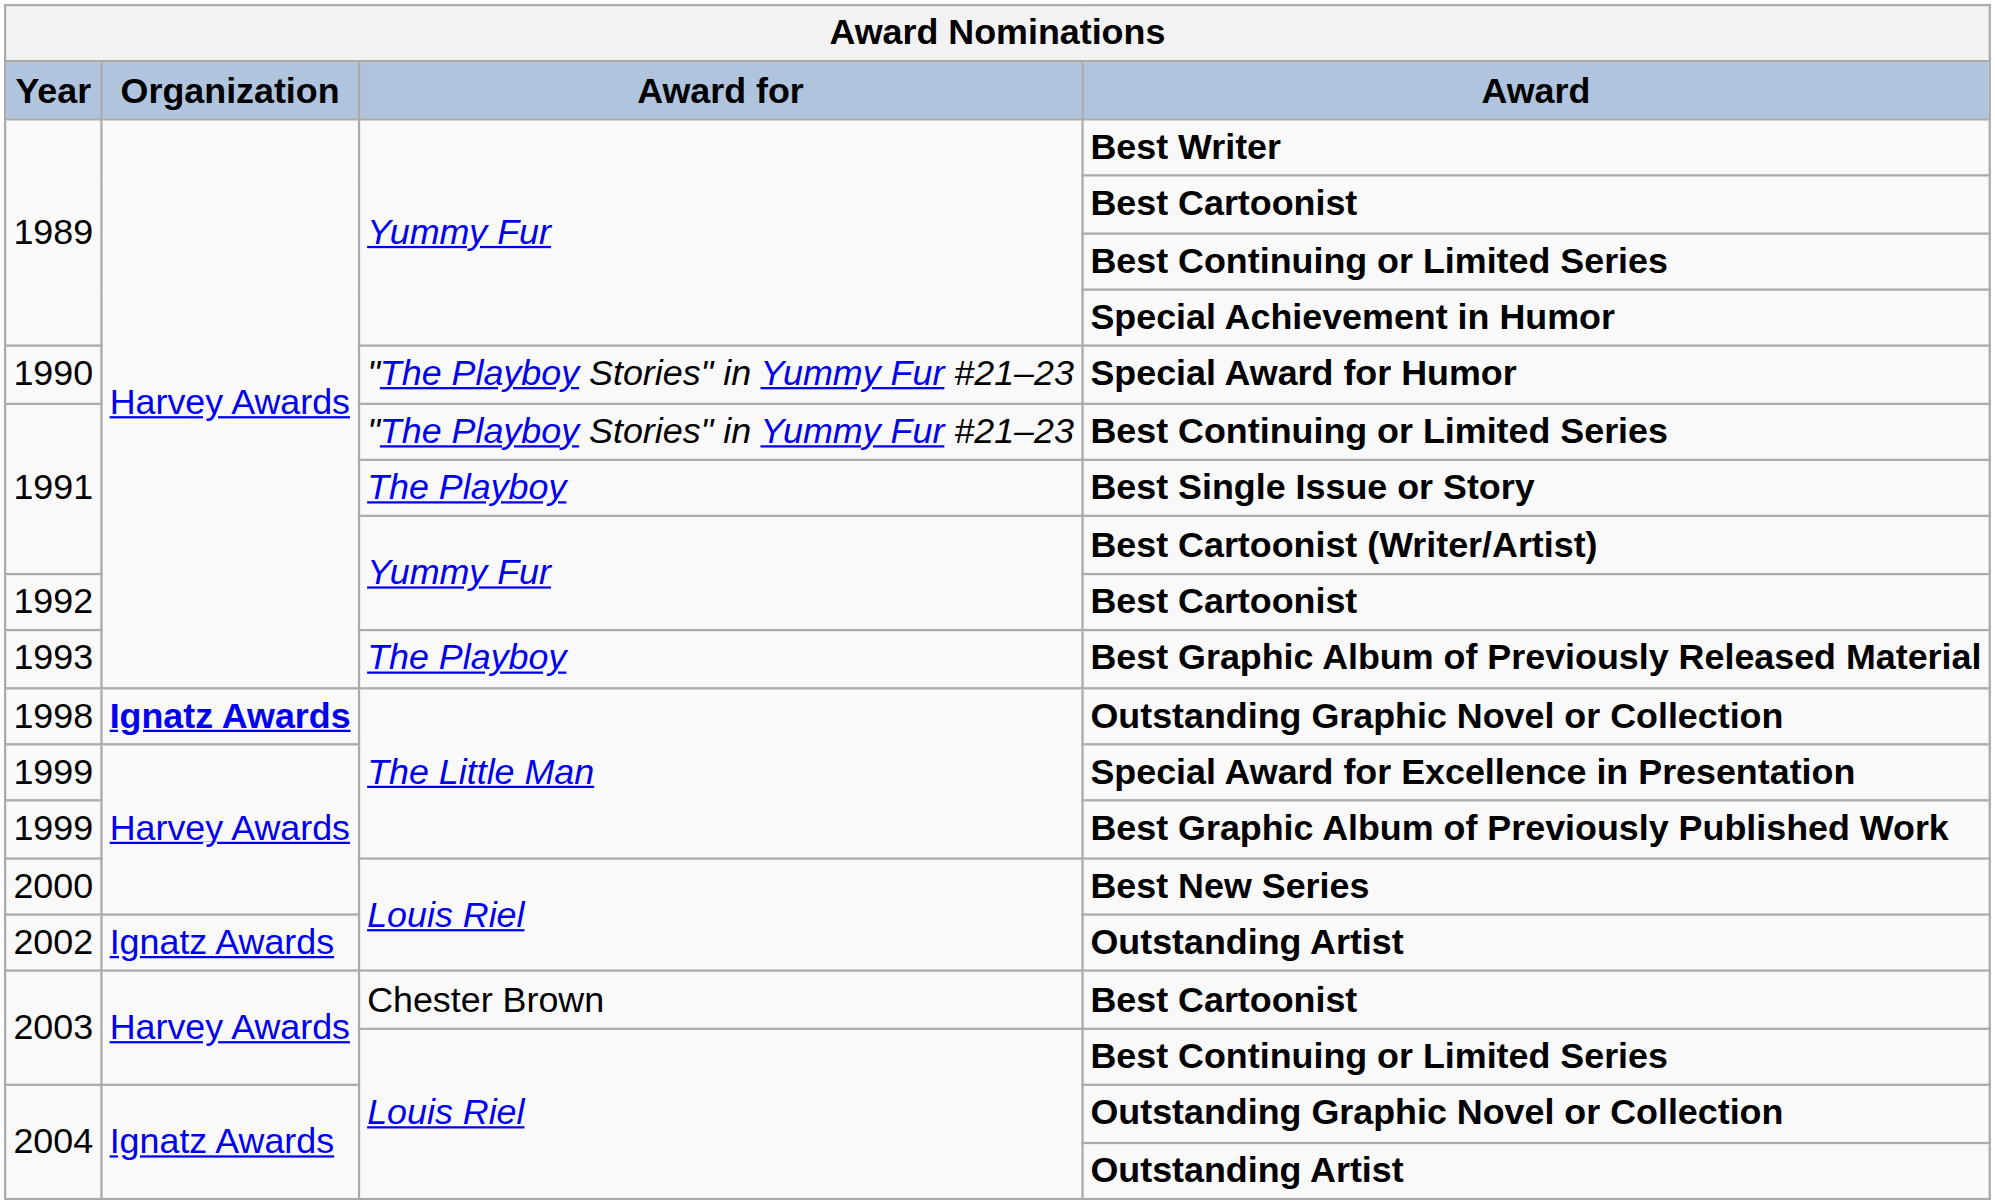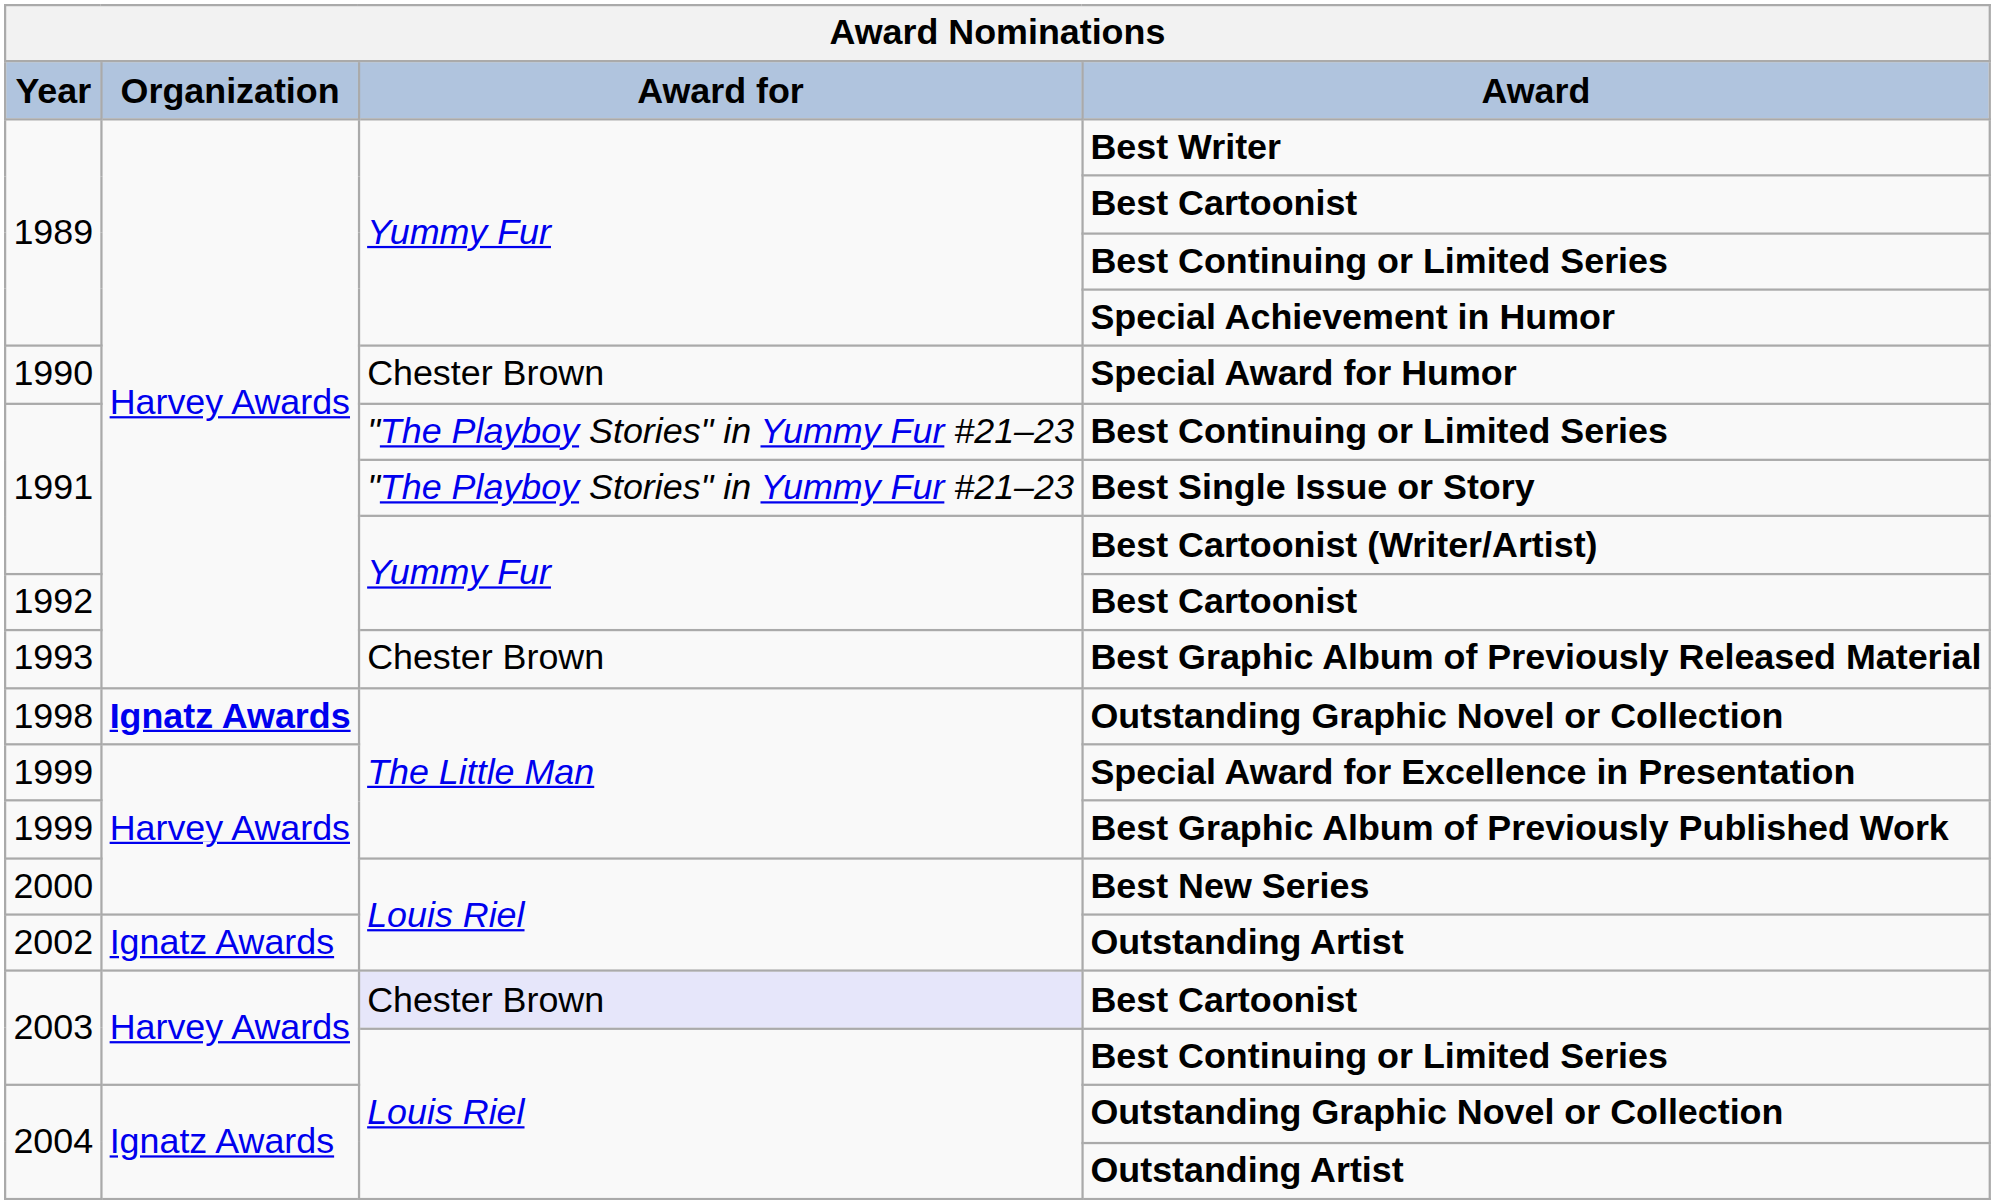(721, 373) "The Playboy Stories" in Yummy Fur #21–23 -> (486, 373) Chester Brown
(467, 487) The Playboy -> (721, 487) "The Playboy Stories" in Yummy Fur #21–23
(467, 658) The Playboy -> (486, 658) Chester Brown
(486, 999) no background -> (486, 999) lavender background
